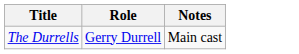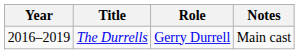+ column: (39, 15)
